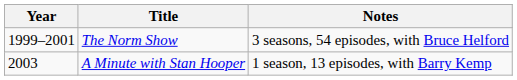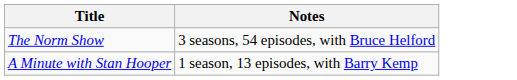- column: (41, 16)
